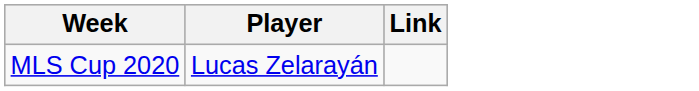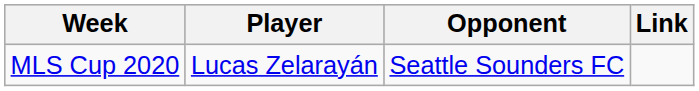+ column: (507, 24)
